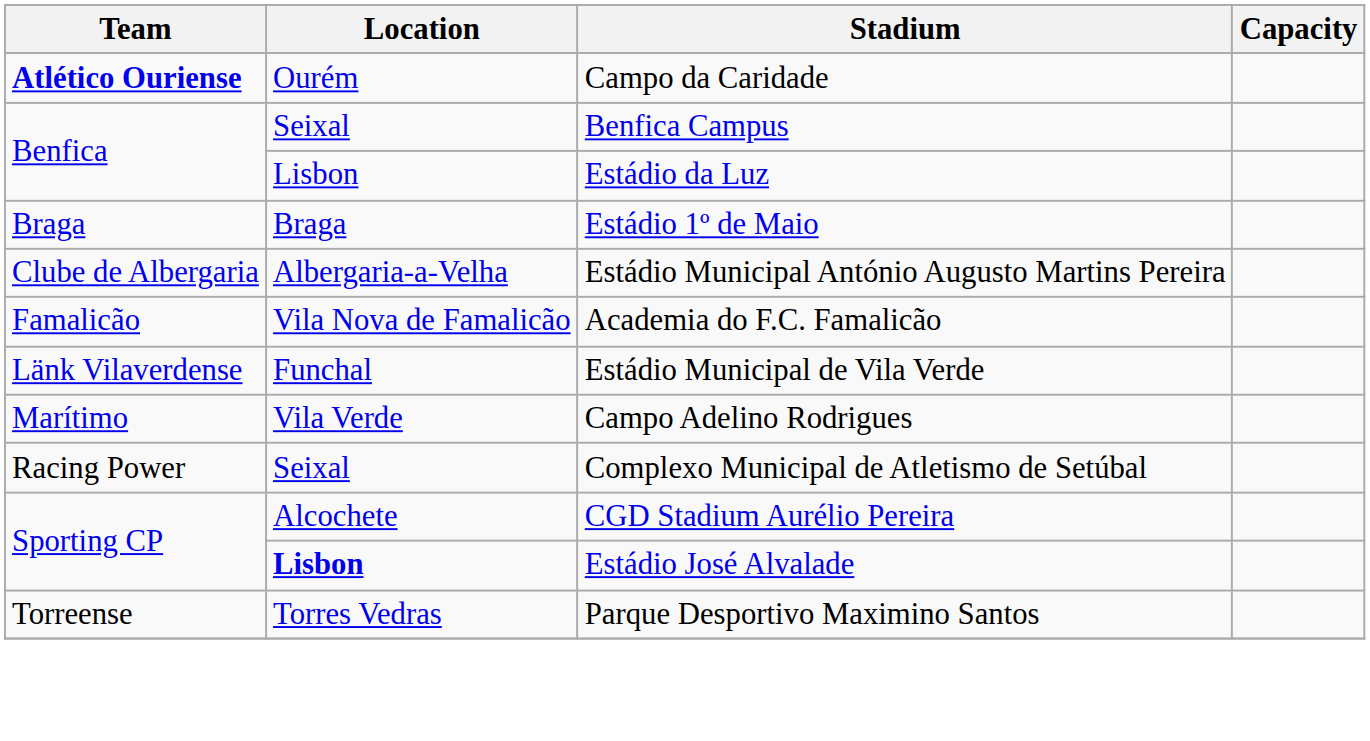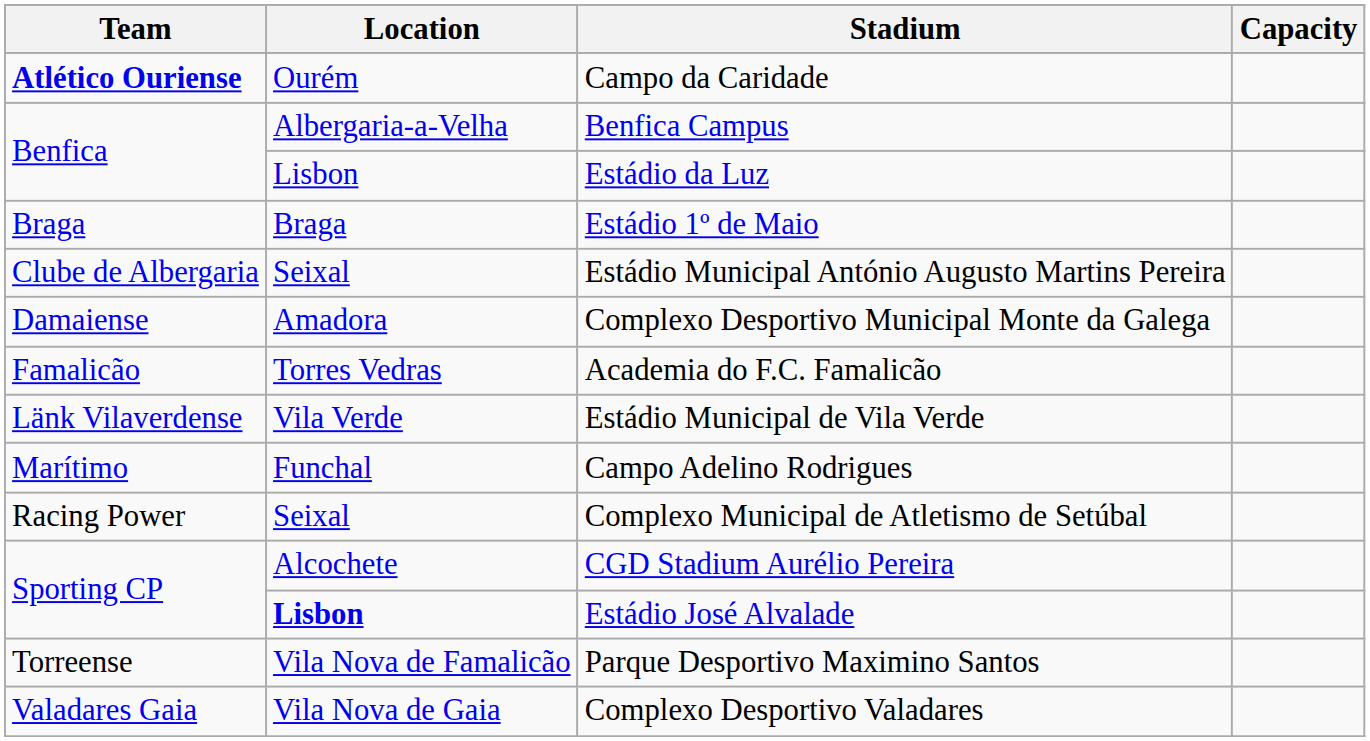(311, 126) Seixal -> (390, 126) Albergaria-a-Velha
(390, 272) Albergaria-a-Velha -> (311, 272) Seixal
+ row: (897, 321)
(422, 321) Vila Nova de Famalicão -> (357, 369) Torres Vedras
(323, 369) Funchal -> (338, 418) Vila Verde
(338, 418) Vila Verde -> (323, 467) Funchal
(357, 613) Torres Vedras -> (422, 662) Vila Nova de Famalicão
+ row: (784, 710)
